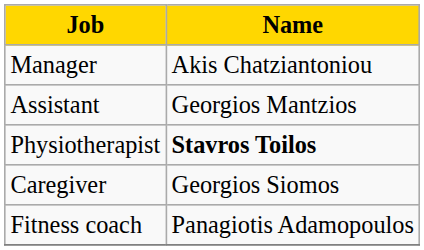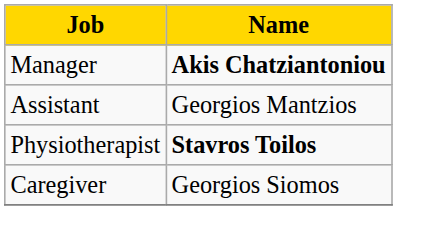(272, 64) normal -> (279, 64) bold
- row: (76, 225)
